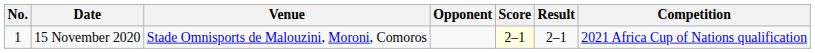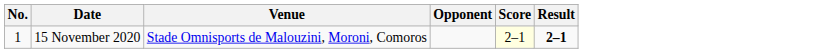- column: (694, 15)
(556, 37) normal -> (556, 37) bold
